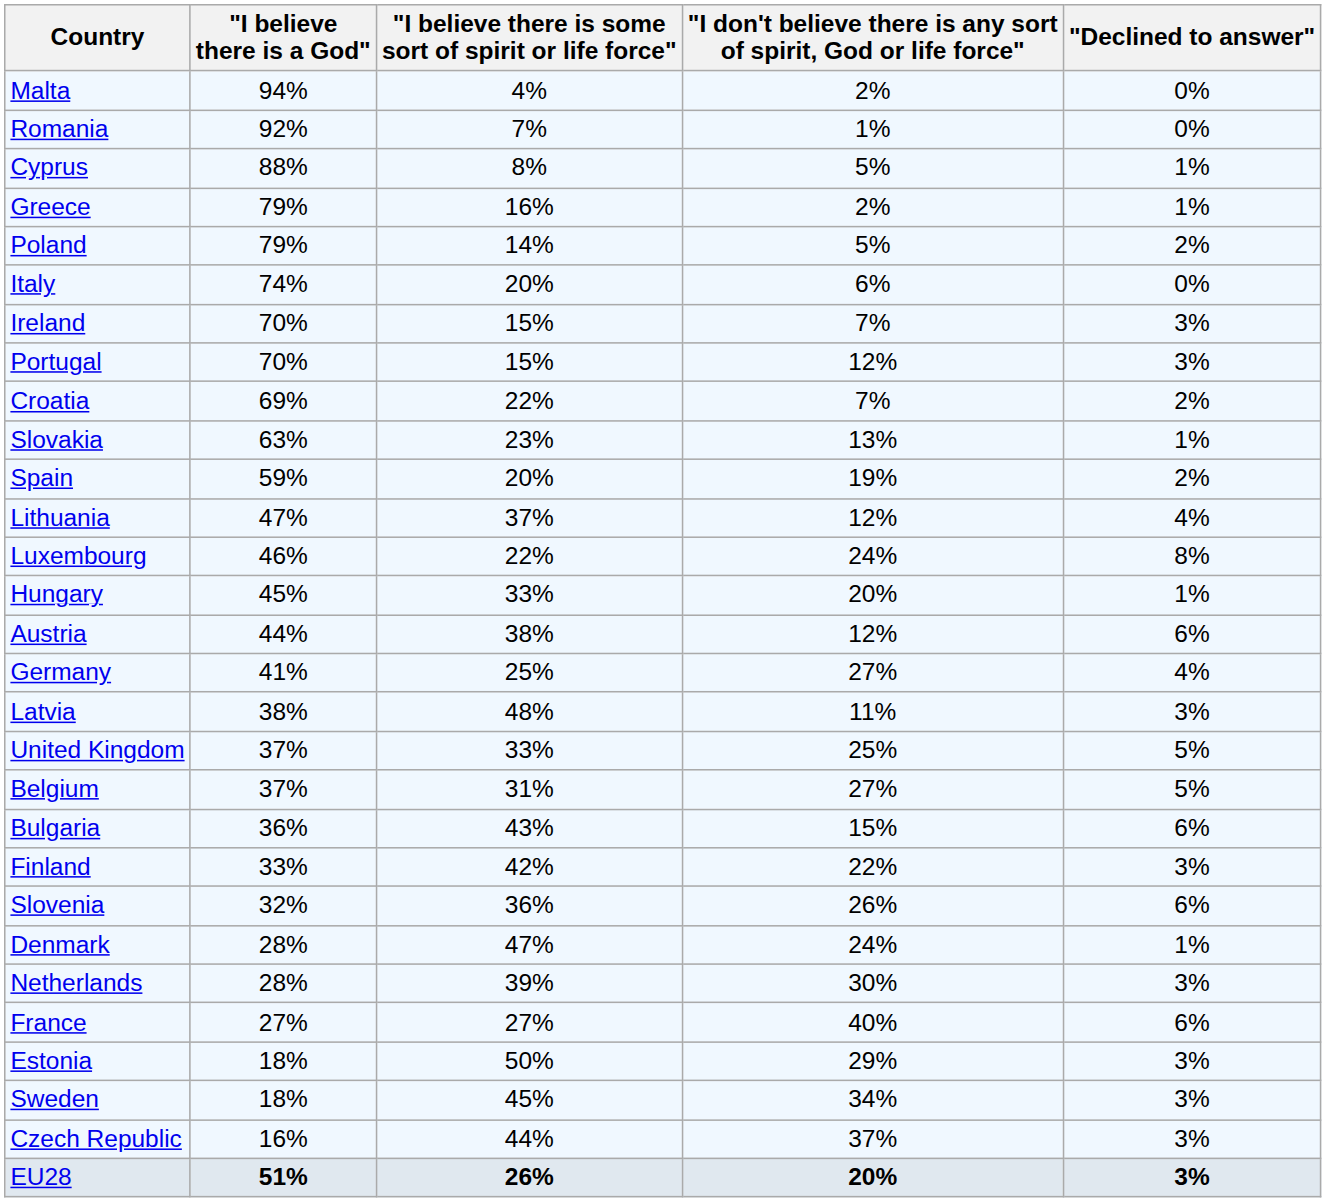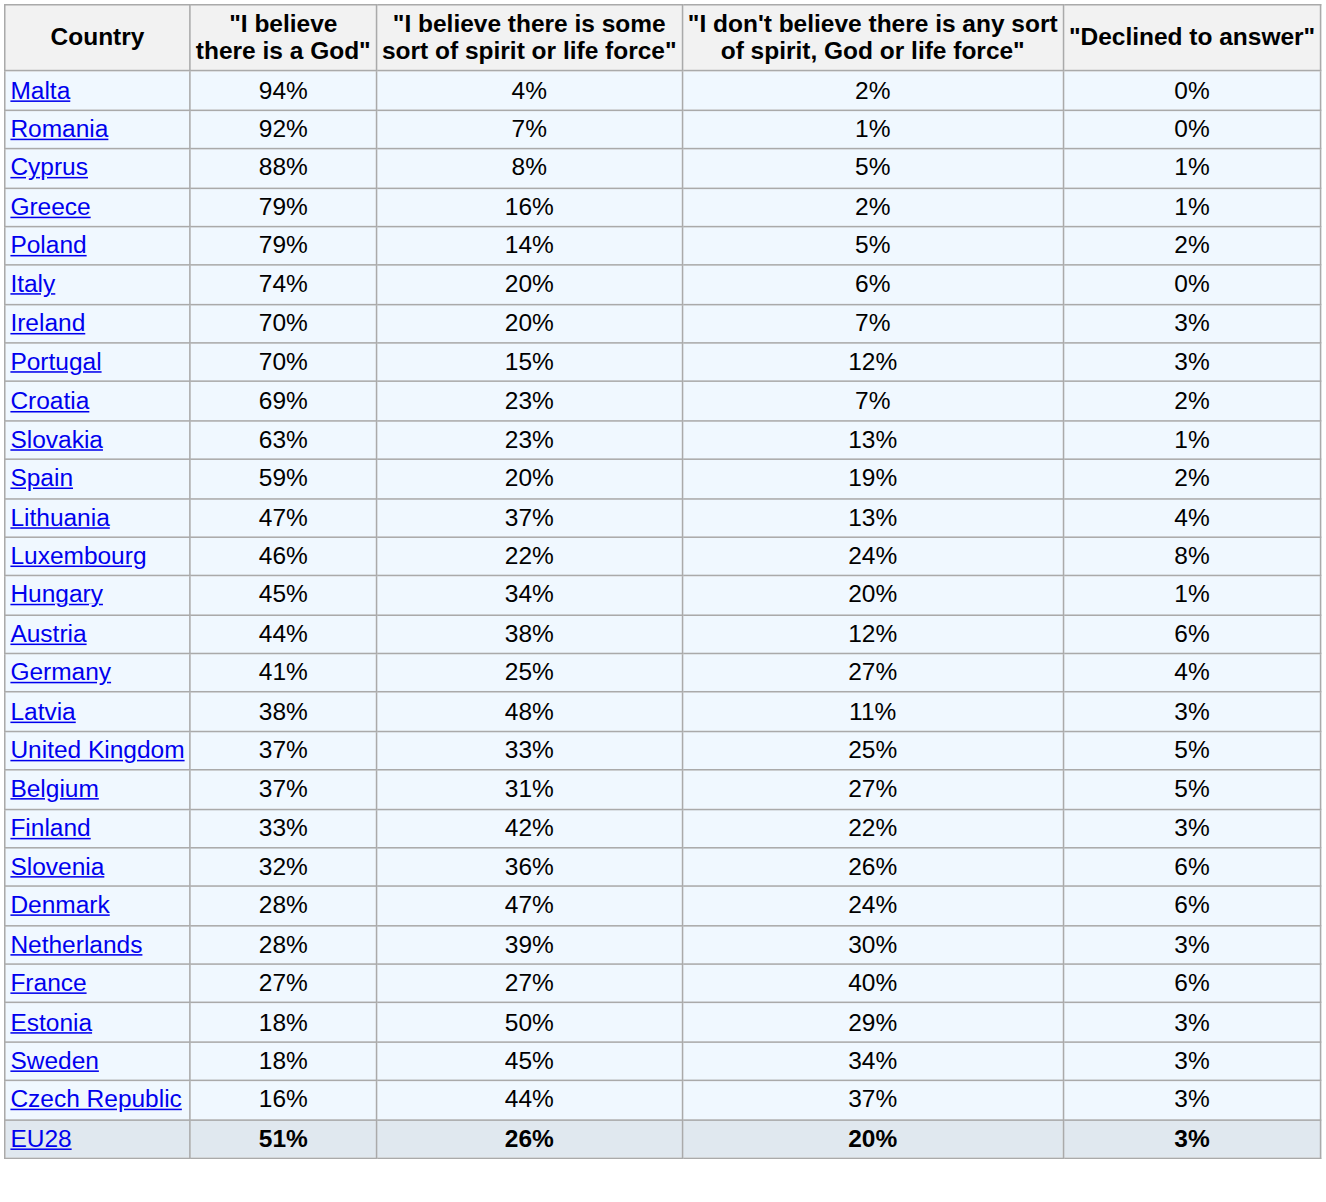(529, 323) 15% -> (529, 323) 20%
(529, 400) 22% -> (529, 400) 23%
(873, 517) 12% -> (873, 517) 13%
(529, 594) 33% -> (529, 594) 34%
- row: (55, 827)
(1192, 944) 1% -> (1192, 905) 6%
